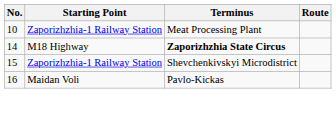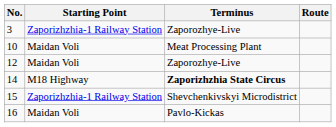+ row: (9, 29)
(95, 29) Zaporizhzhia-1 Railway Station -> (53, 46) Maidan Voli
+ row: (12, 63)
